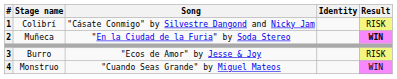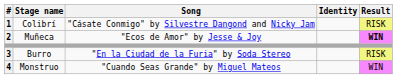(191, 37) "En la Ciudad de la Furia" by Soda Stereo -> (191, 37) "Ecos de Amor" by Jesse & Joy
(191, 54) "Ecos de Amor" by Jesse & Joy -> (191, 54) "En la Ciudad de la Furia" by Soda Stereo
